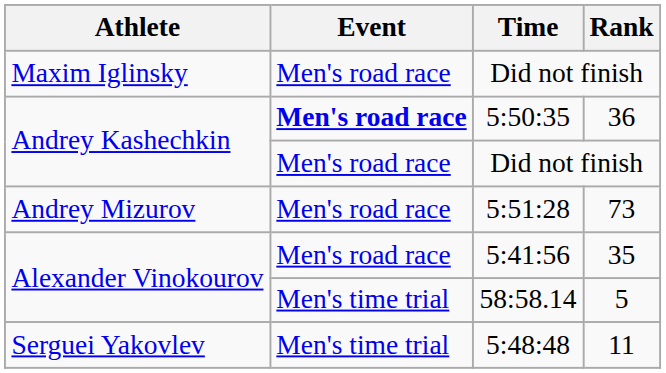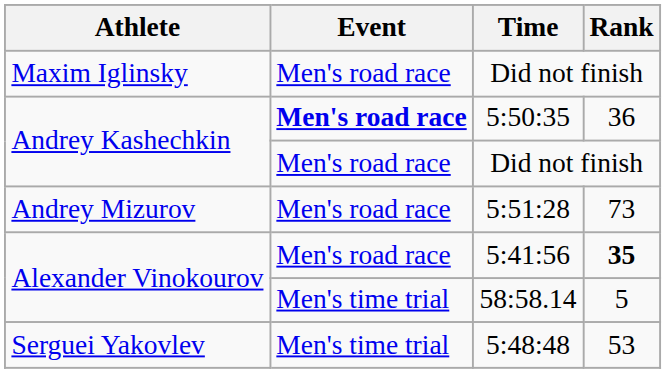(622, 254) normal -> (622, 254) bold
(622, 345) 11 -> (622, 345) 53
